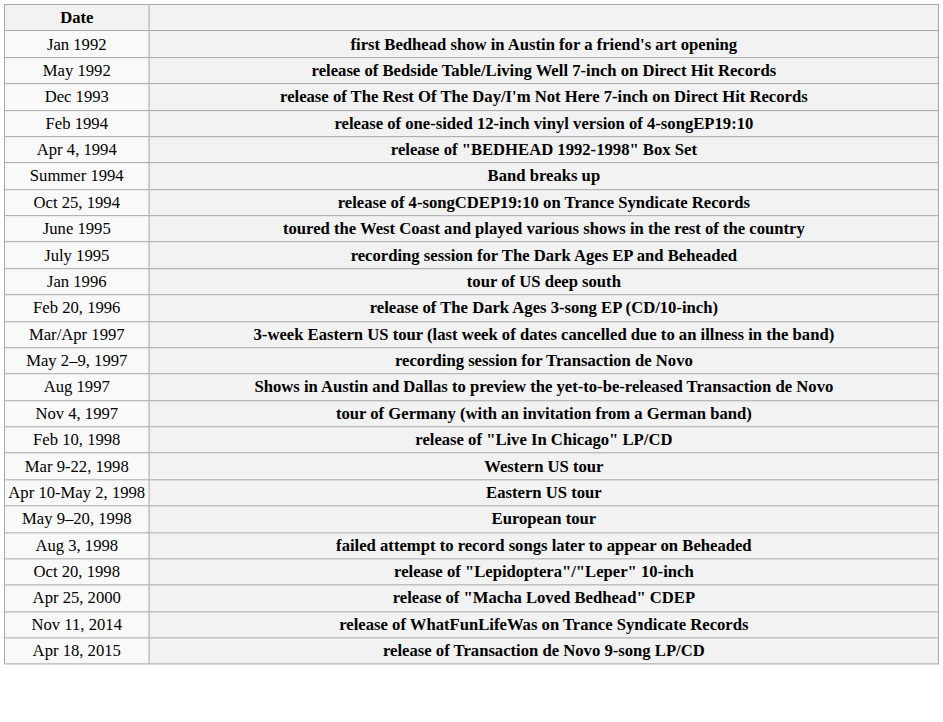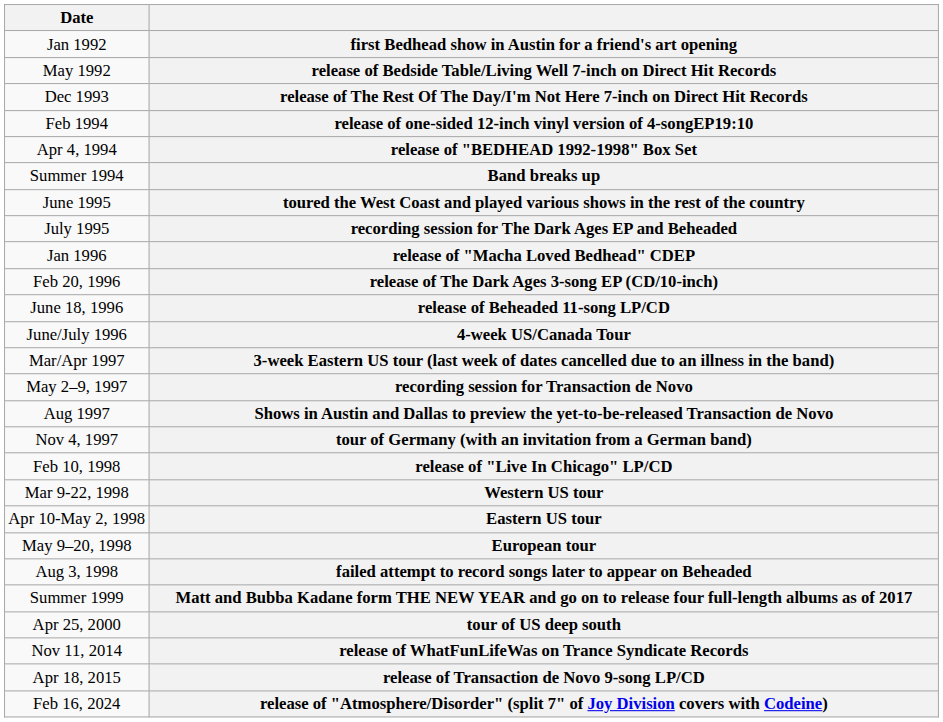- row: (77, 202)
(544, 281) tour of US deep south -> (544, 255) release of "Macha Loved Bedhead" CDEP
+ row: (77, 307)
+ row: (77, 334)
- row: (77, 571)
+ row: (77, 598)
(544, 598) release of "Macha Loved Bedhead" CDEP -> (544, 624) tour of US deep south
+ row: (77, 703)
